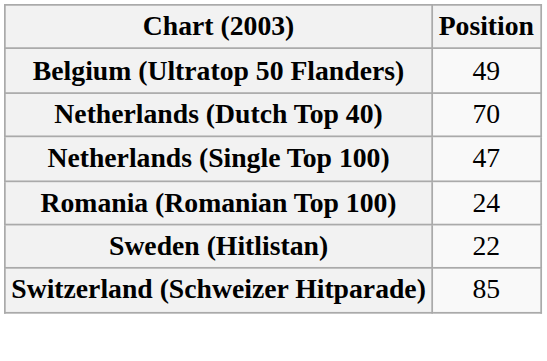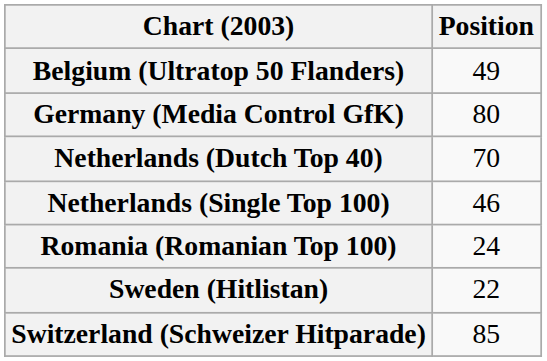+ row: (219, 114)
(486, 158) 47 -> (486, 202) 46
